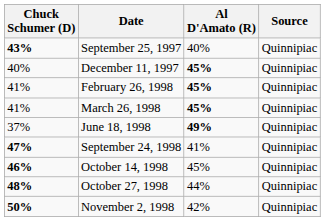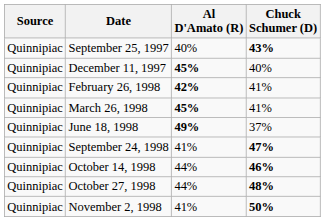columns swapped: (289, 21) <-> (41, 21)
(199, 87) 45% -> (187, 87) 42%
(198, 166) 45% -> (186, 166) 44%
(198, 206) 42% -> (186, 206) 41%
